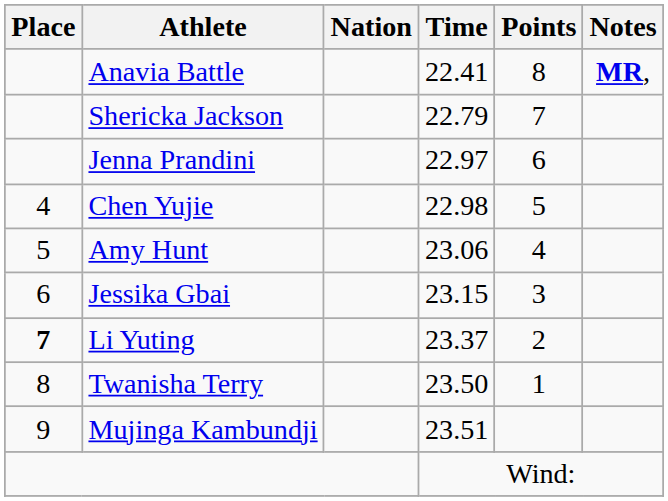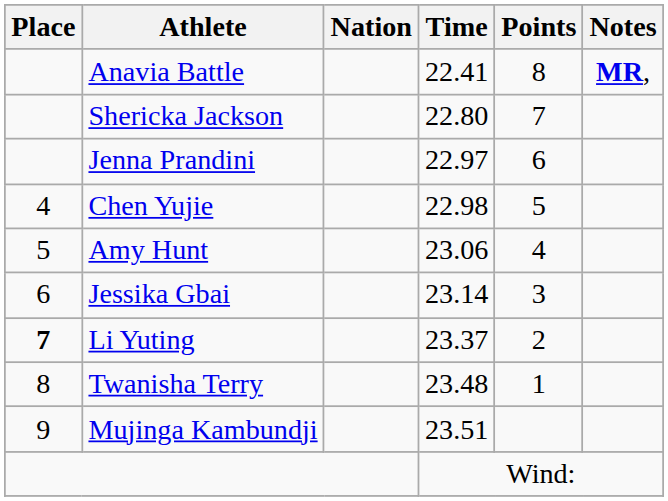(457, 116) 22.79 -> (457, 116) 22.80
(457, 294) 23.15 -> (457, 294) 23.14
(457, 384) 23.50 -> (457, 384) 23.48
